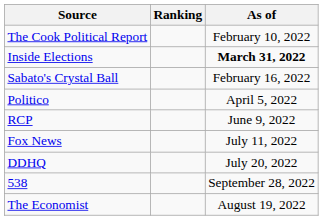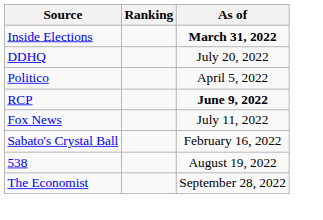- row: (77, 36)
rows swapped: (63, 78) <-> (27, 162)
(262, 120) normal -> (233, 99) bold
(262, 183) September 28, 2022 -> (233, 162) August 19, 2022
(262, 204) August 19, 2022 -> (233, 183) September 28, 2022
